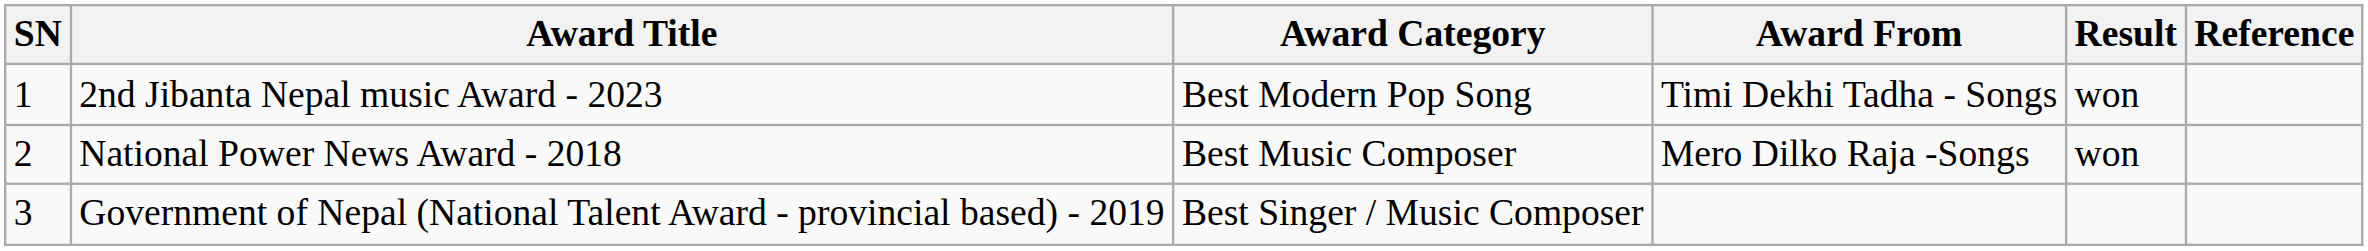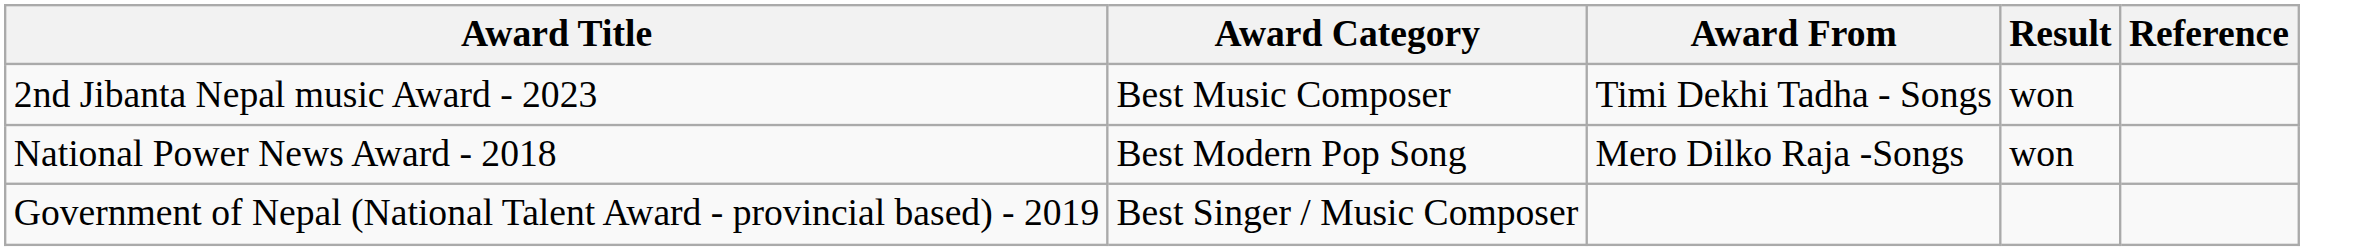- column: (38, 34)
(1357, 93) Best Modern Pop Song -> (1284, 93) Best Music Composer
(1349, 153) Best Music Composer -> (1292, 153) Best Modern Pop Song
